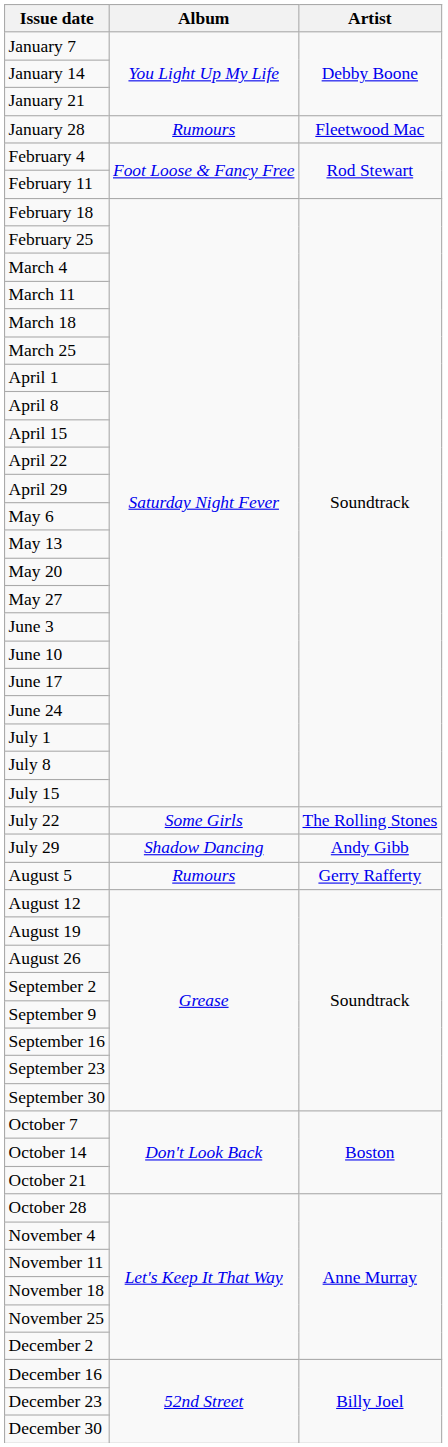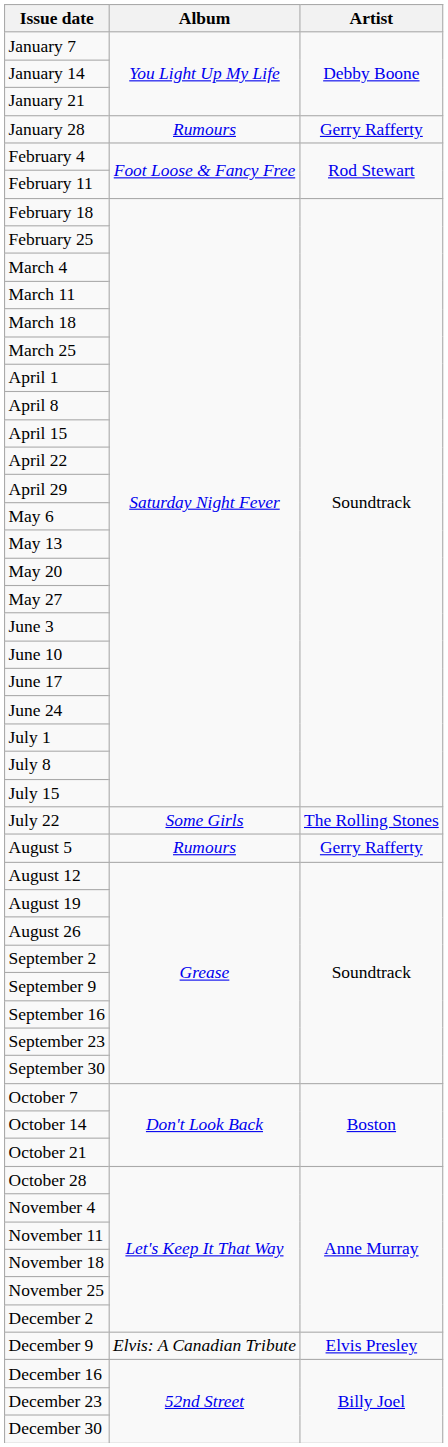(370, 128) Fleetwood Mac -> (371, 128) Gerry Rafferty
- row: (34, 848)
+ row: (51, 1345)
